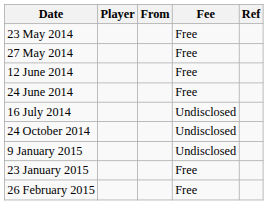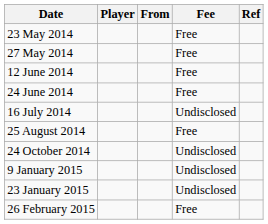+ row: (46, 131)
+ row: (48, 190)
- row: (48, 170)
